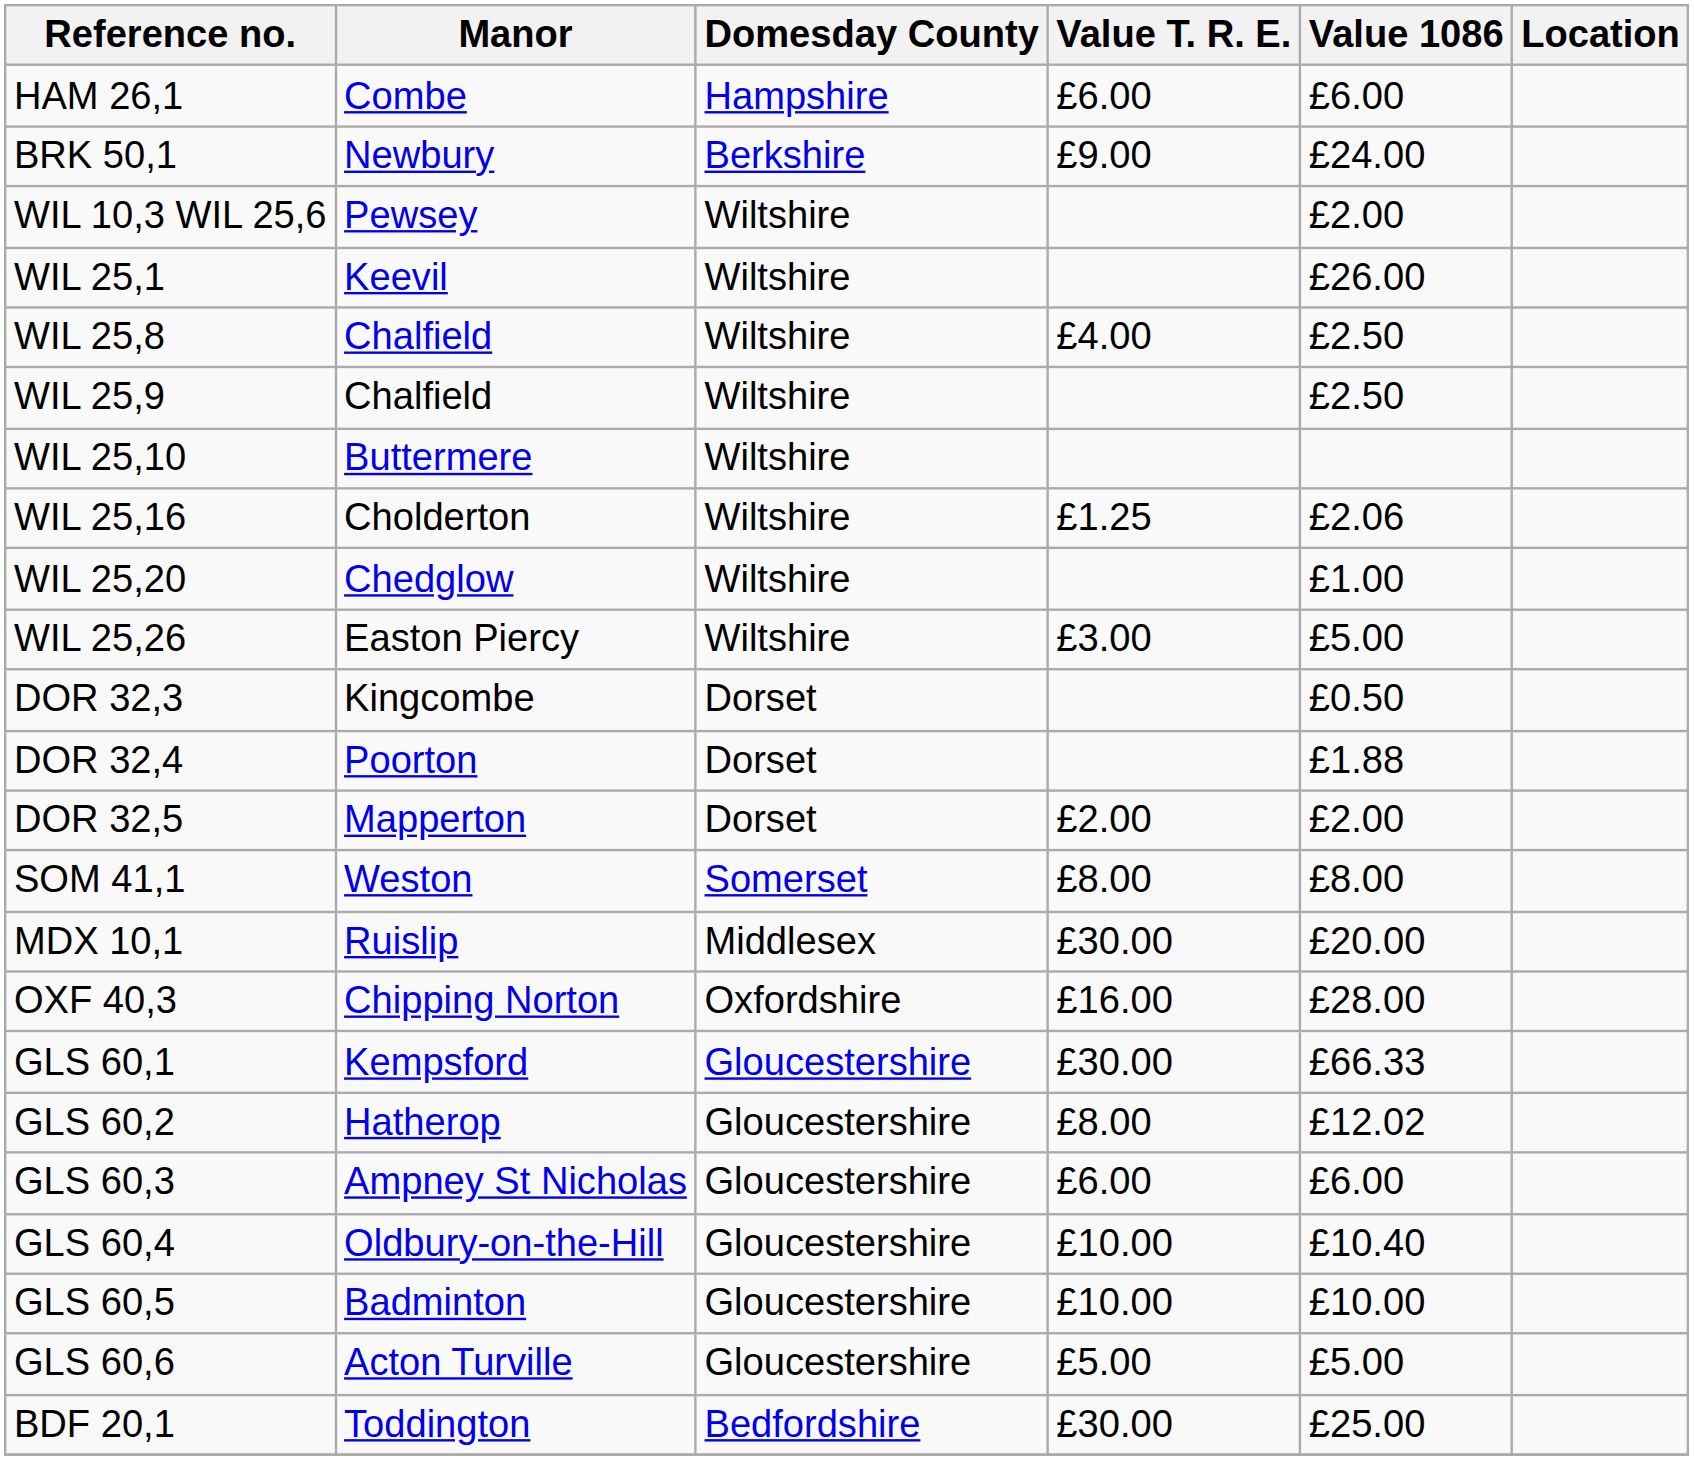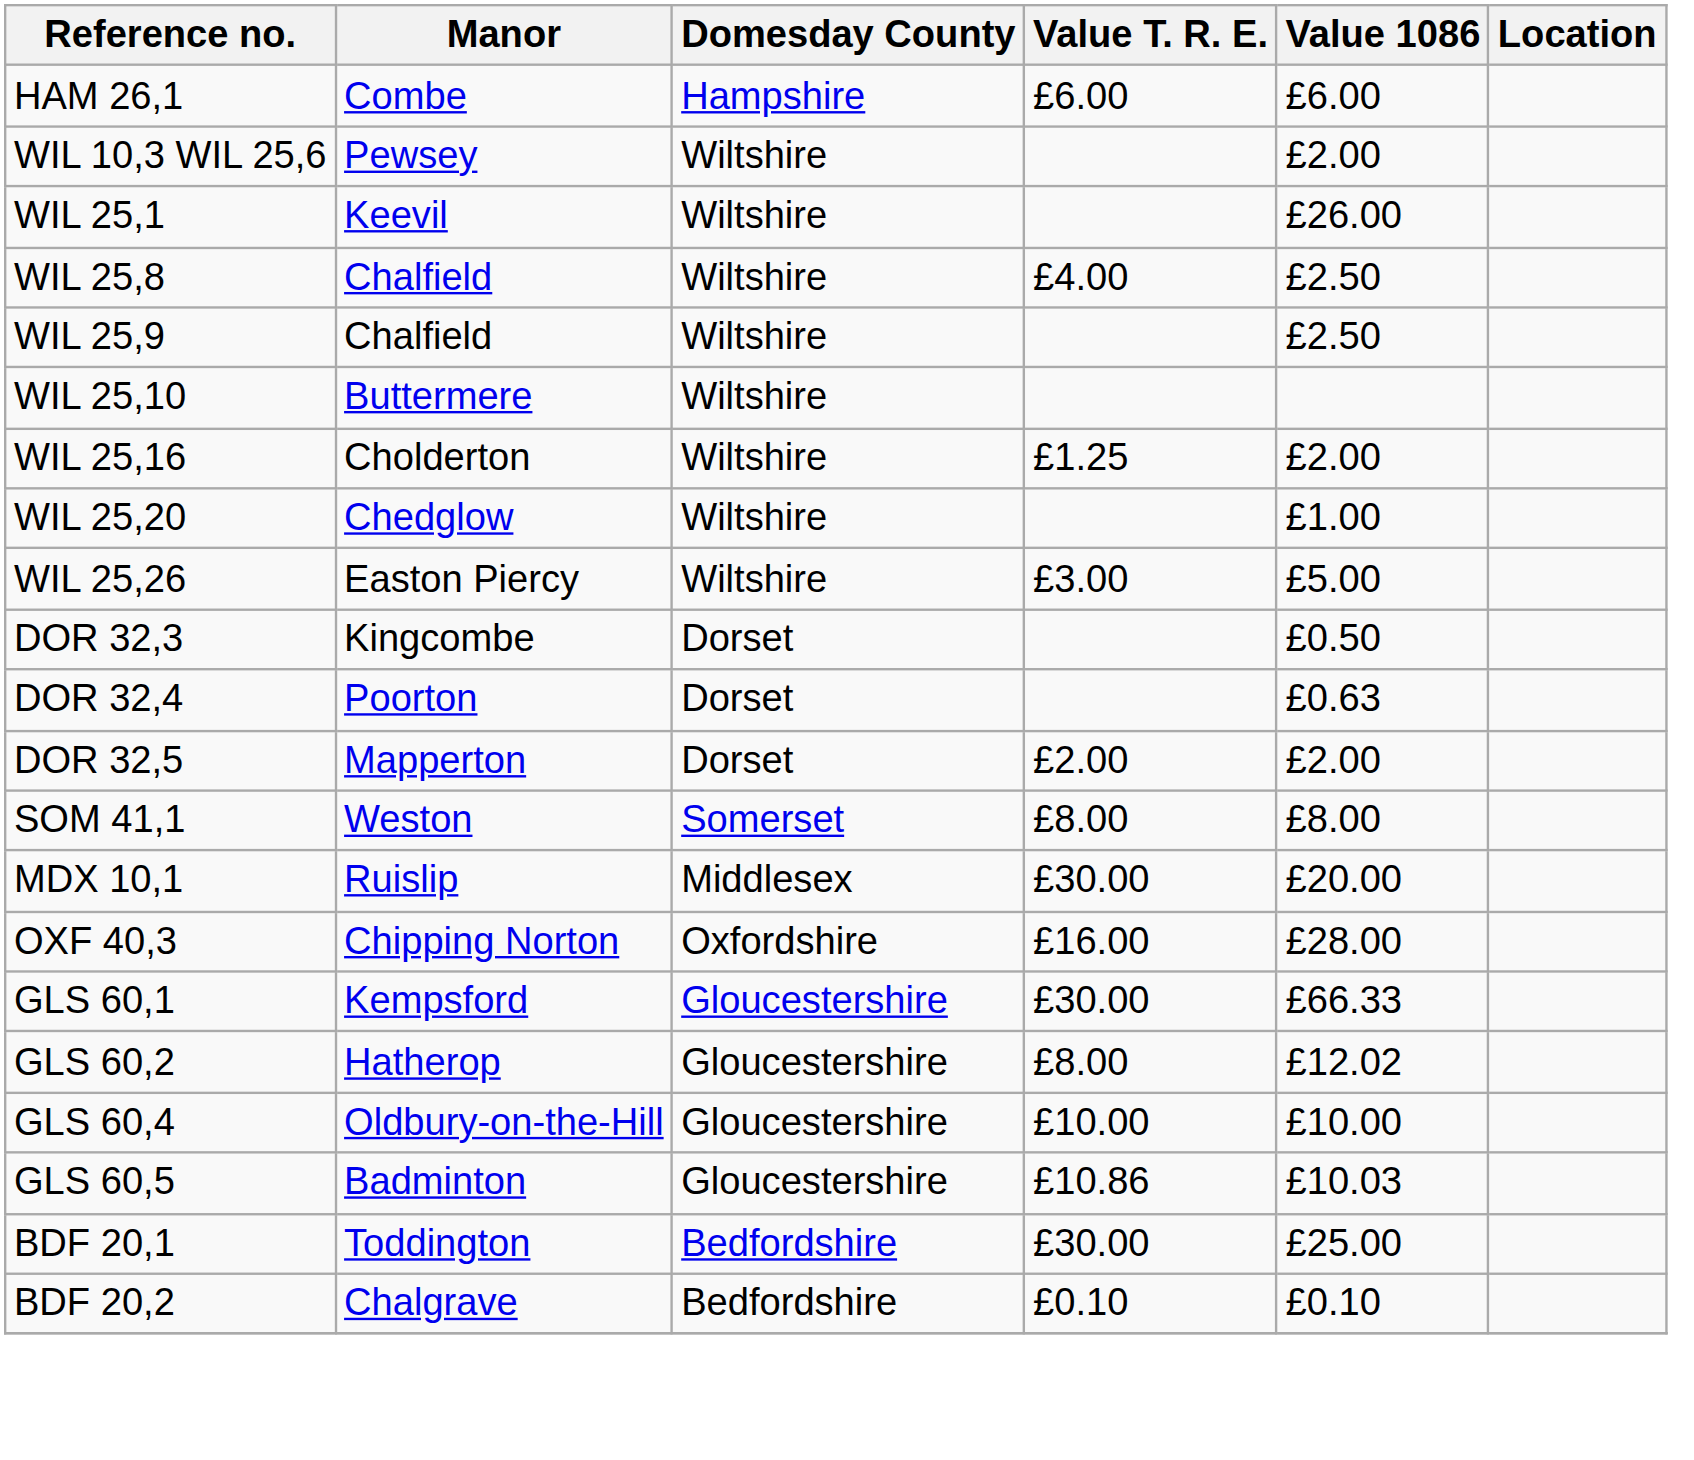- row: (95, 155)
(1356, 517) £2.06 -> (1333, 457) £2.00
(1356, 759) £1.88 -> (1333, 699) £0.63
- row: (94, 1182)
(1367, 1242) £10.40 -> (1344, 1121) £10.00
(1115, 1302) £10.00 -> (1091, 1182) £10.86
(1367, 1302) £10.00 -> (1344, 1182) £10.03
- row: (94, 1363)
+ row: (94, 1302)
